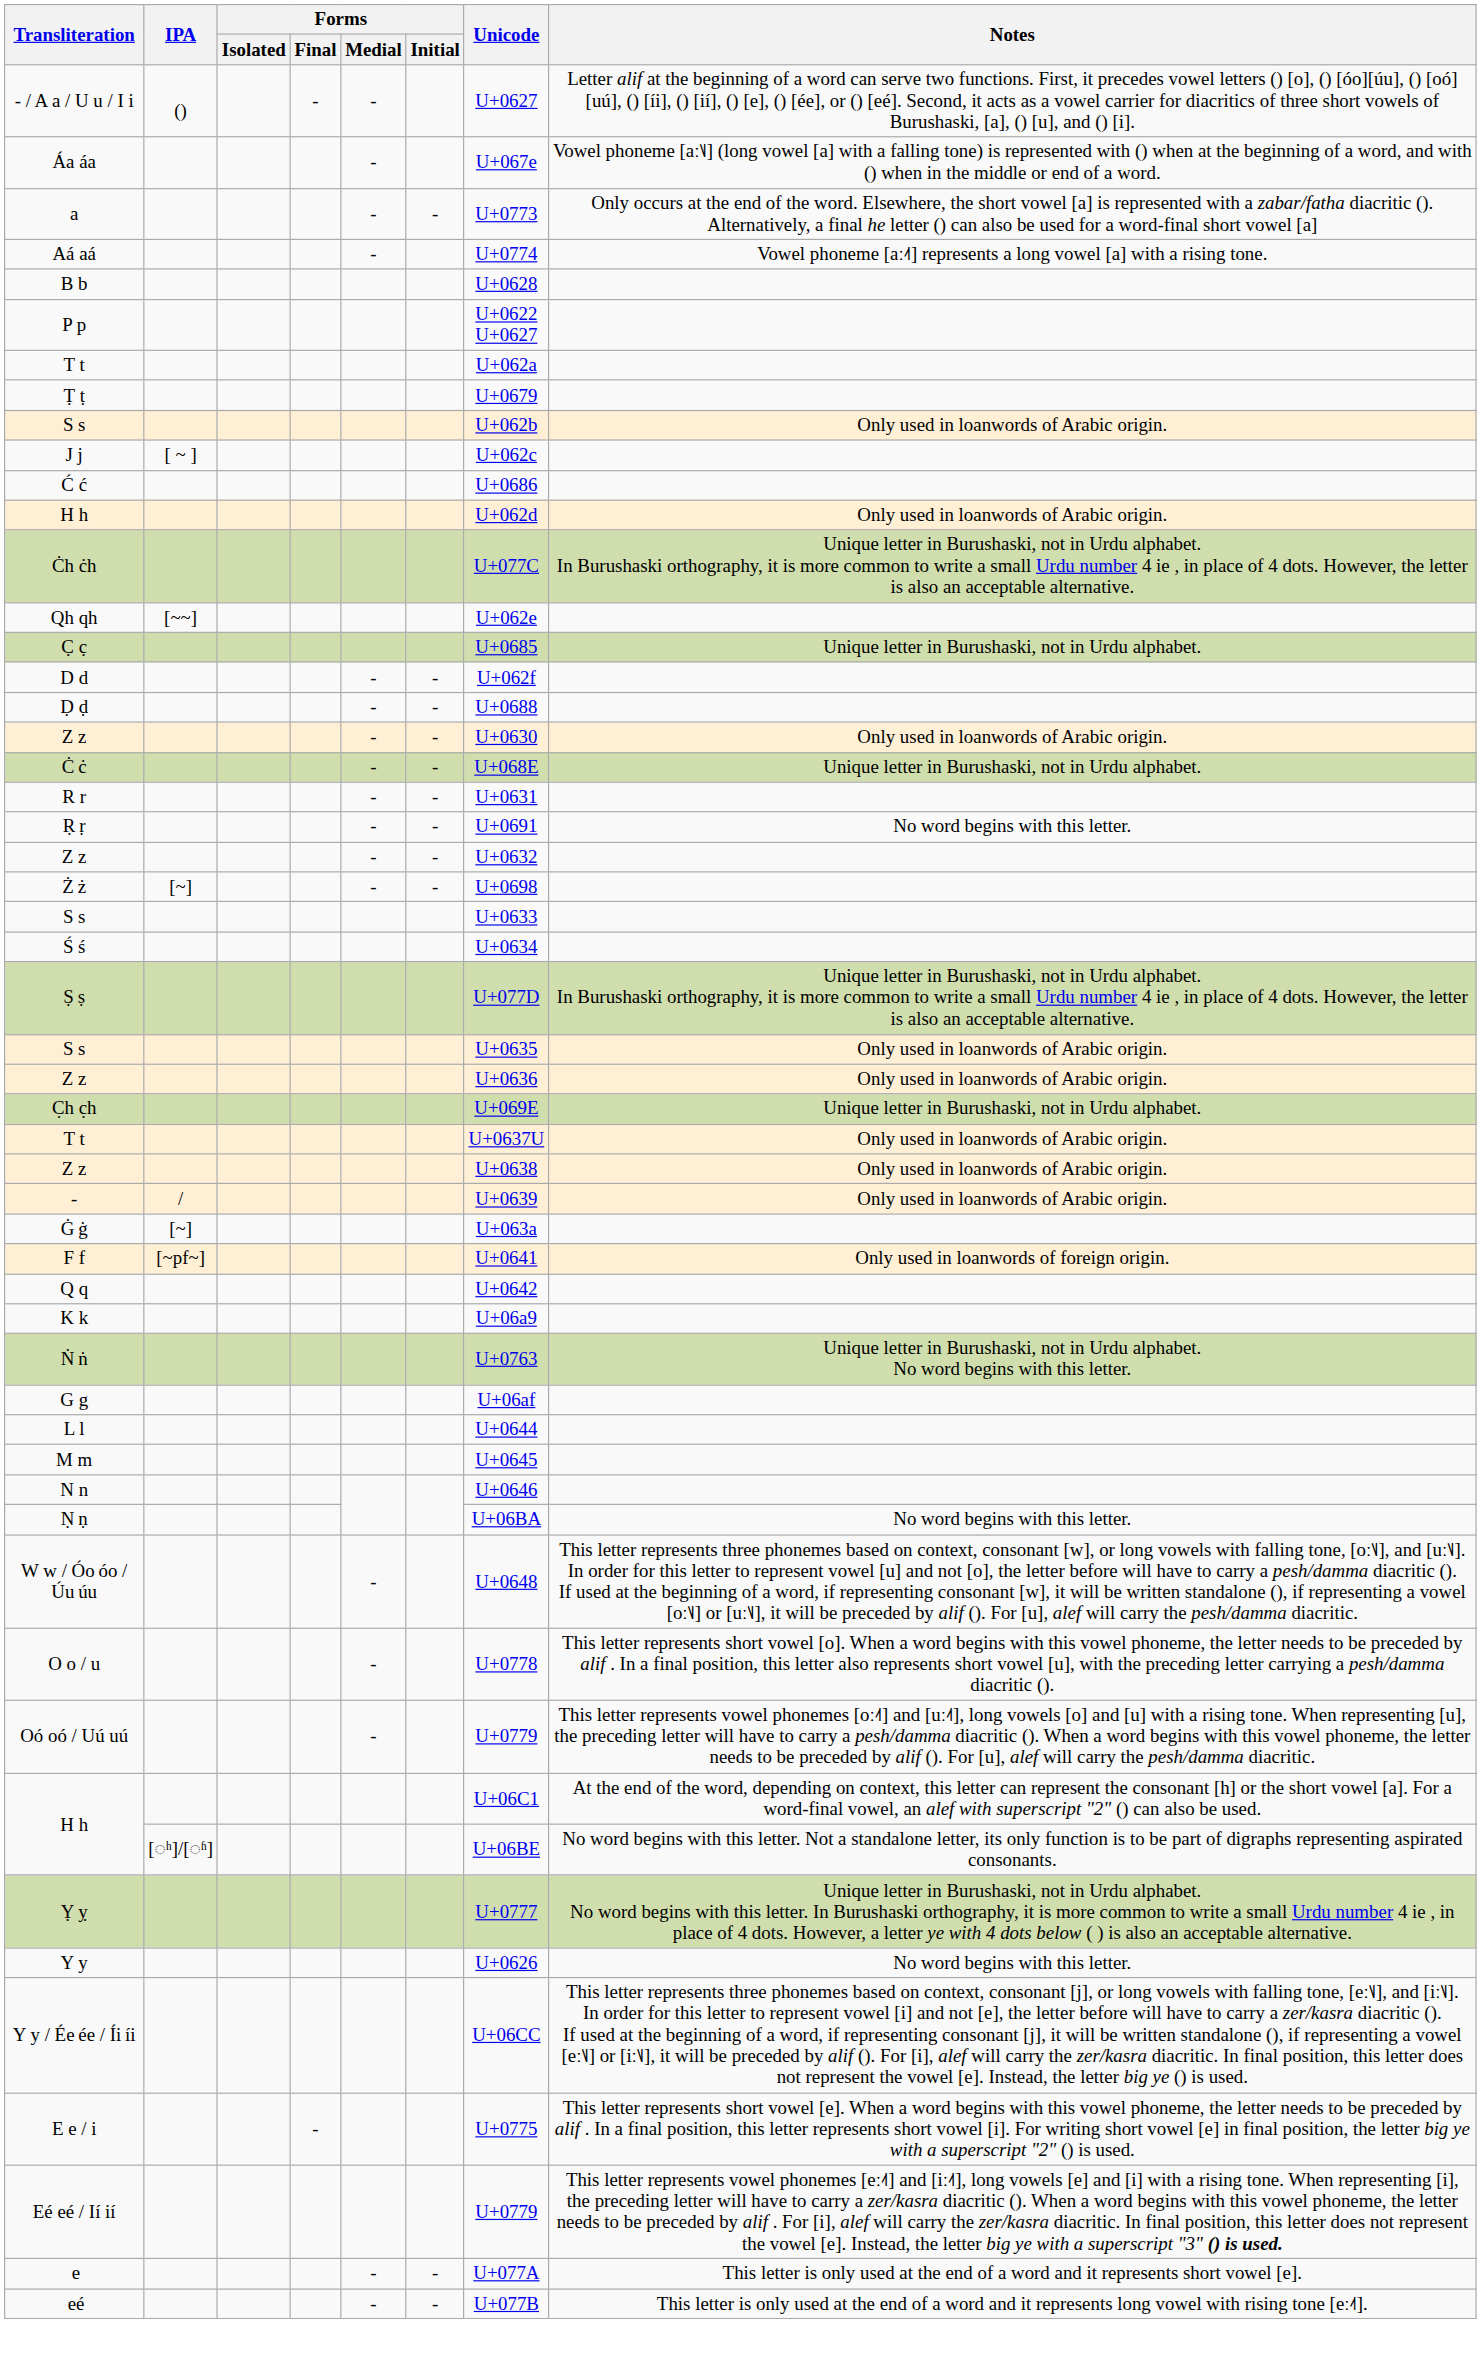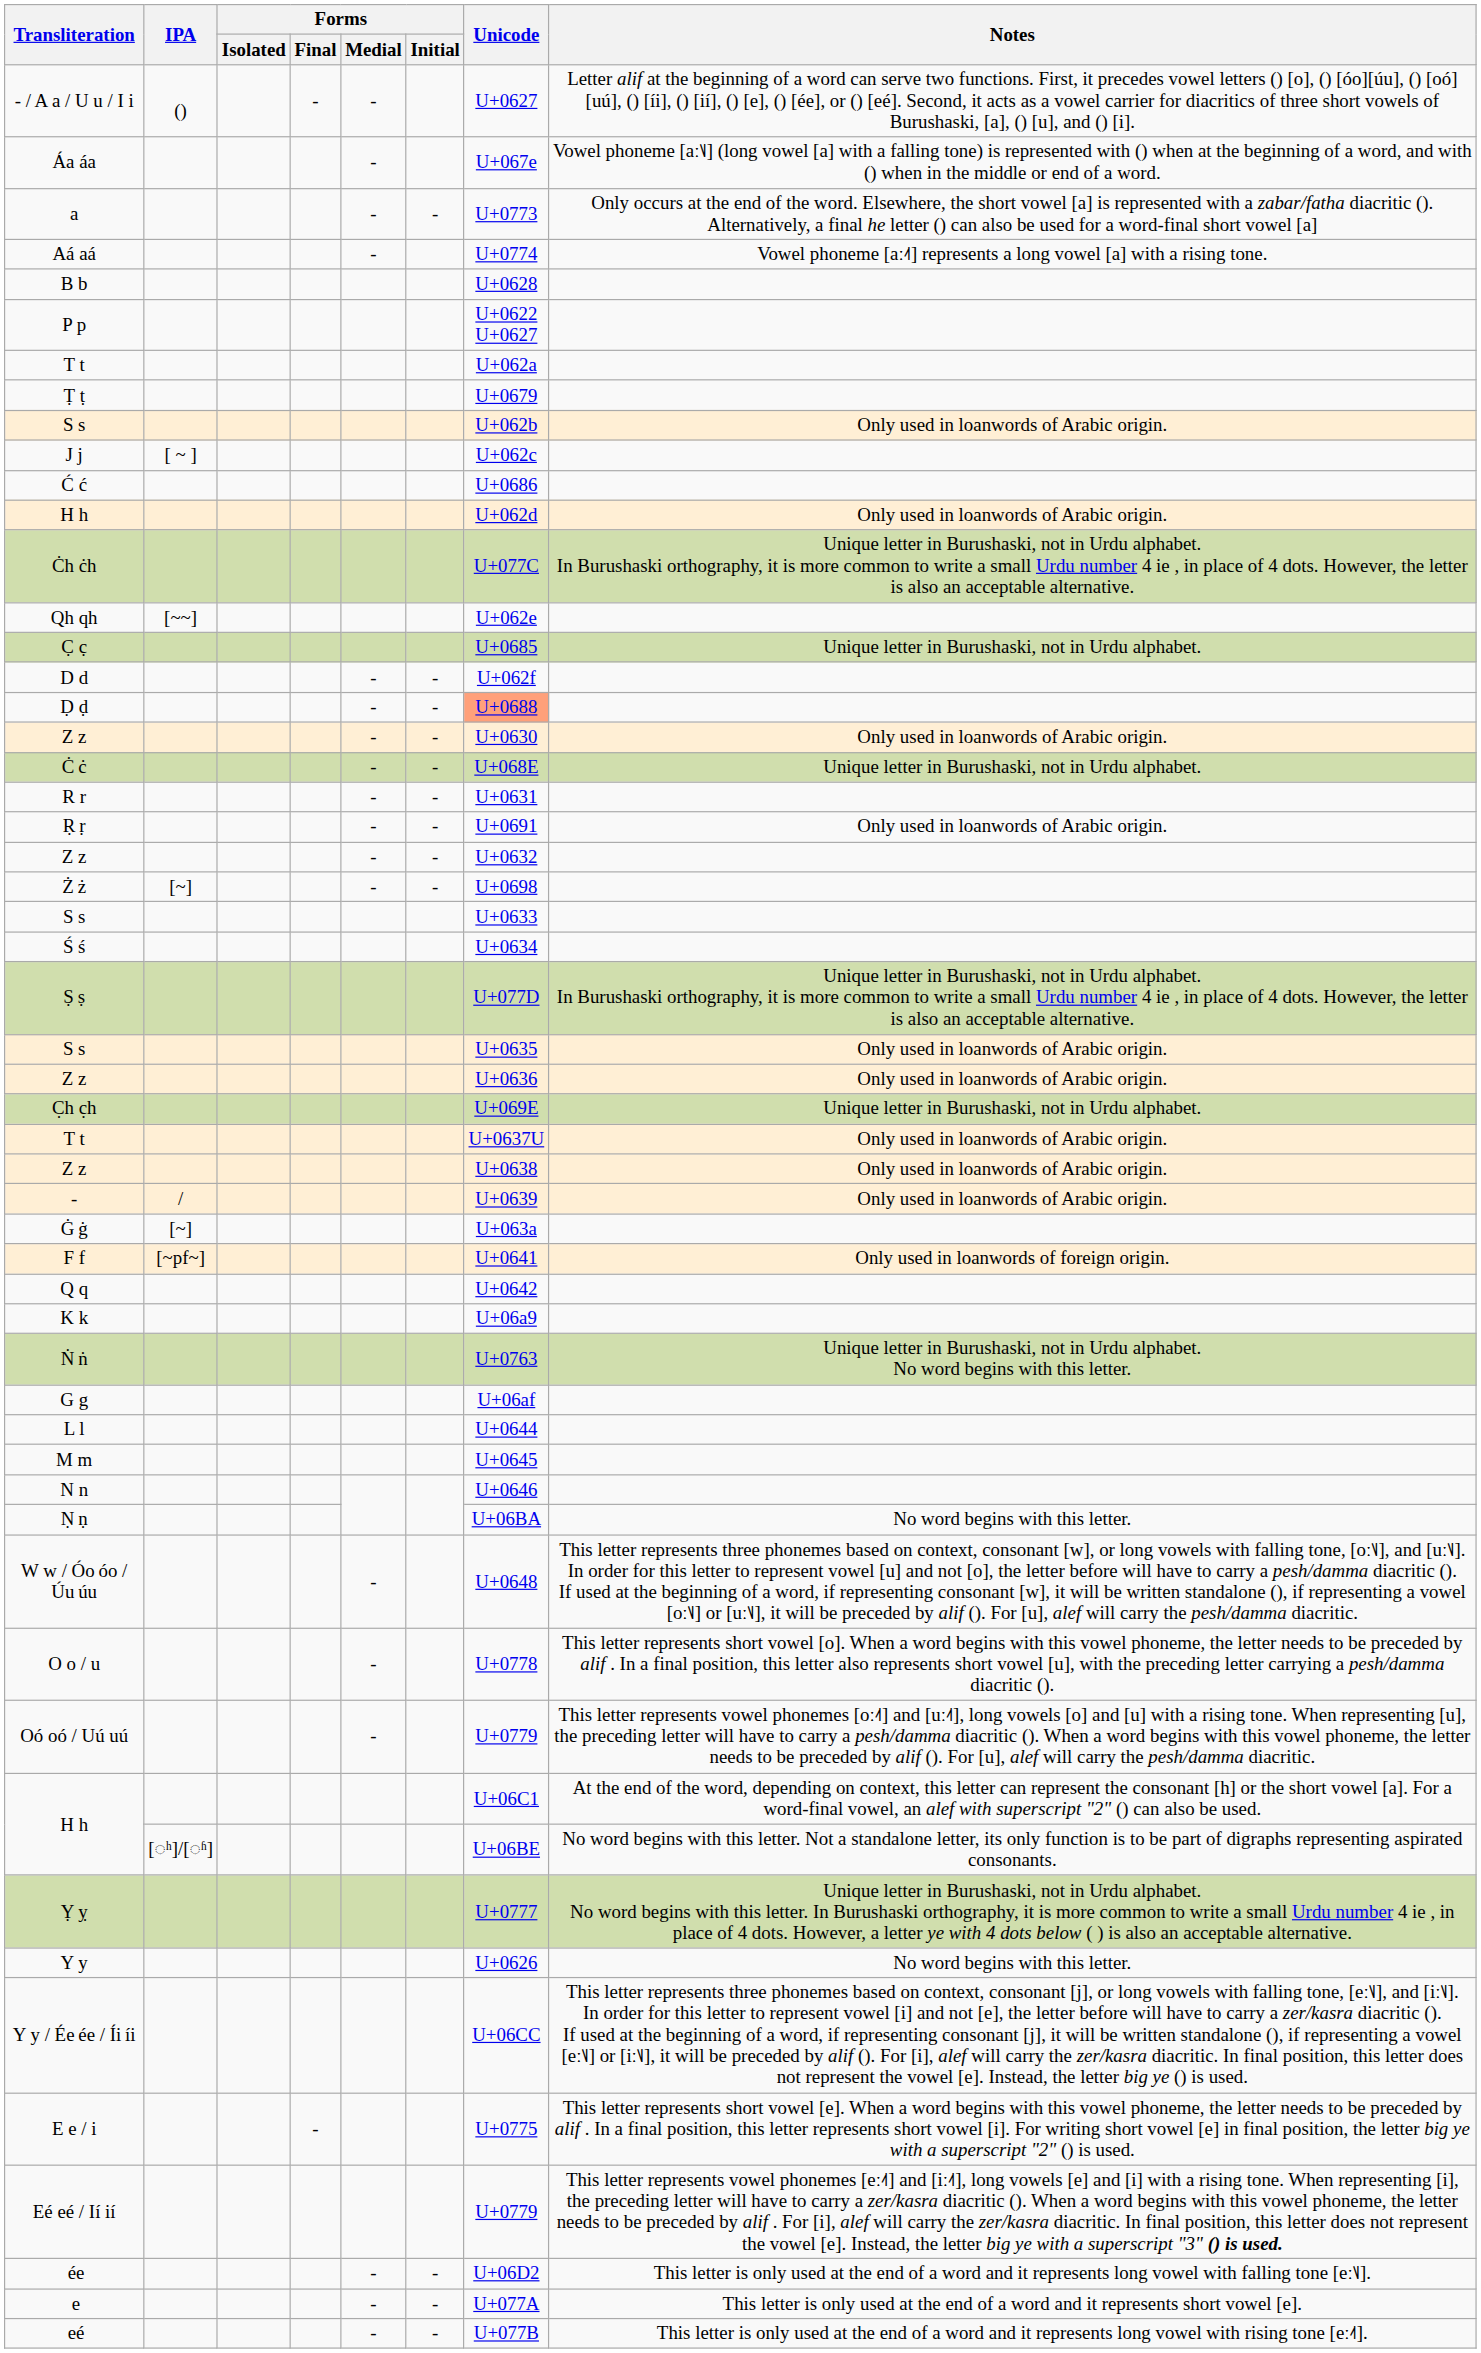(506, 707) no background -> (506, 707) lightsalmon background
(1012, 826) No word begins with this letter. -> (1012, 826) Only used in loanwords of Arabic origin.
+ row: (74, 2273)
